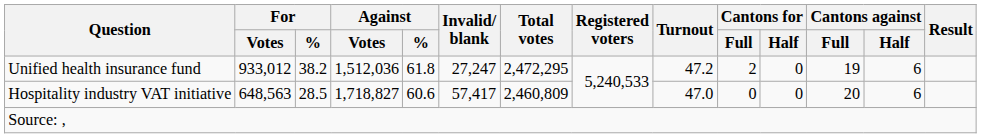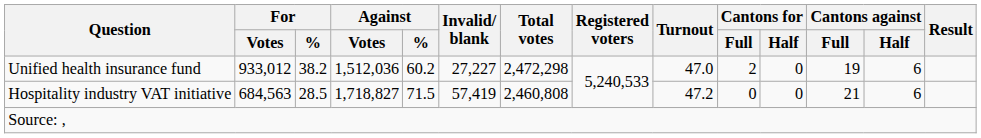(421, 68) 61.8 -> (421, 68) 60.2
(474, 68) 27,247 -> (474, 68) 27,227
(536, 68) 2,472,295 -> (536, 68) 2,472,298
(699, 68) 47.2 -> (699, 68) 47.0
(265, 94) 648,563 -> (265, 94) 684,563
(421, 94) 60.6 -> (421, 94) 71.5
(474, 94) 57,417 -> (474, 94) 57,419
(536, 94) 2,460,809 -> (536, 94) 2,460,808
(699, 94) 47.0 -> (699, 94) 47.2
(852, 94) 20 -> (852, 94) 21
